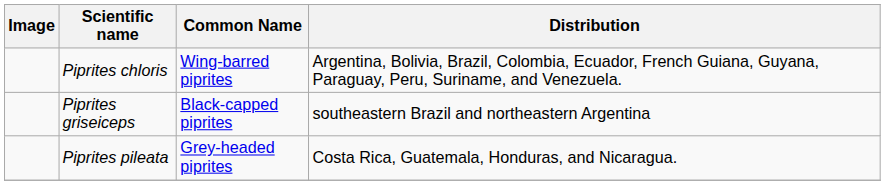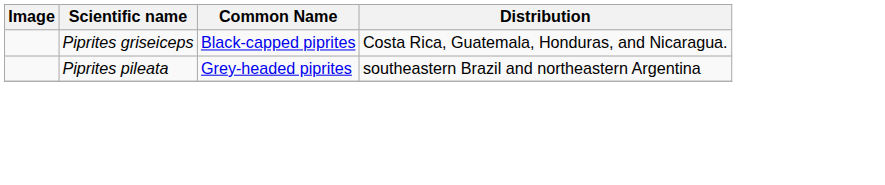- row: (115, 70)
(481, 114) southeastern Brazil and northeastern Argentina -> (545, 42) Costa Rica, Guatemala, Honduras, and Nicaragua.
(495, 157) Costa Rica, Guatemala, Honduras, and Nicaragua. -> (532, 68) southeastern Brazil and northeastern Argentina
